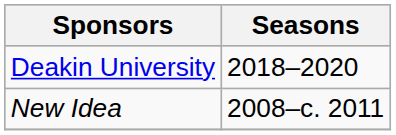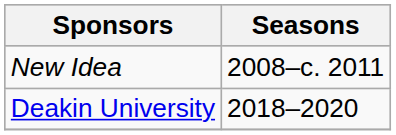rows swapped: (66, 108) <-> (113, 66)
